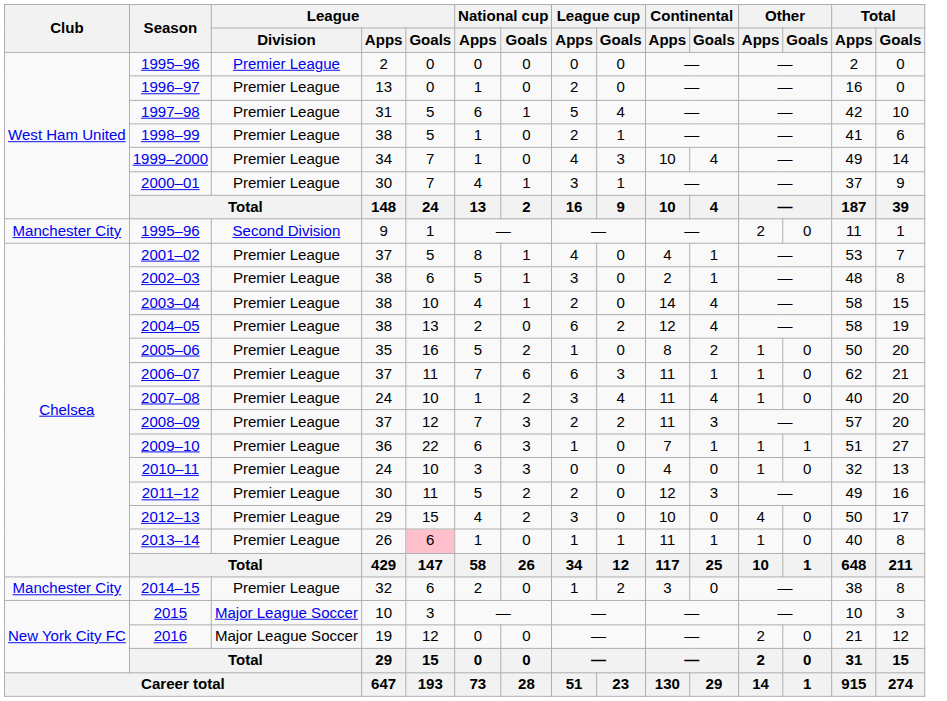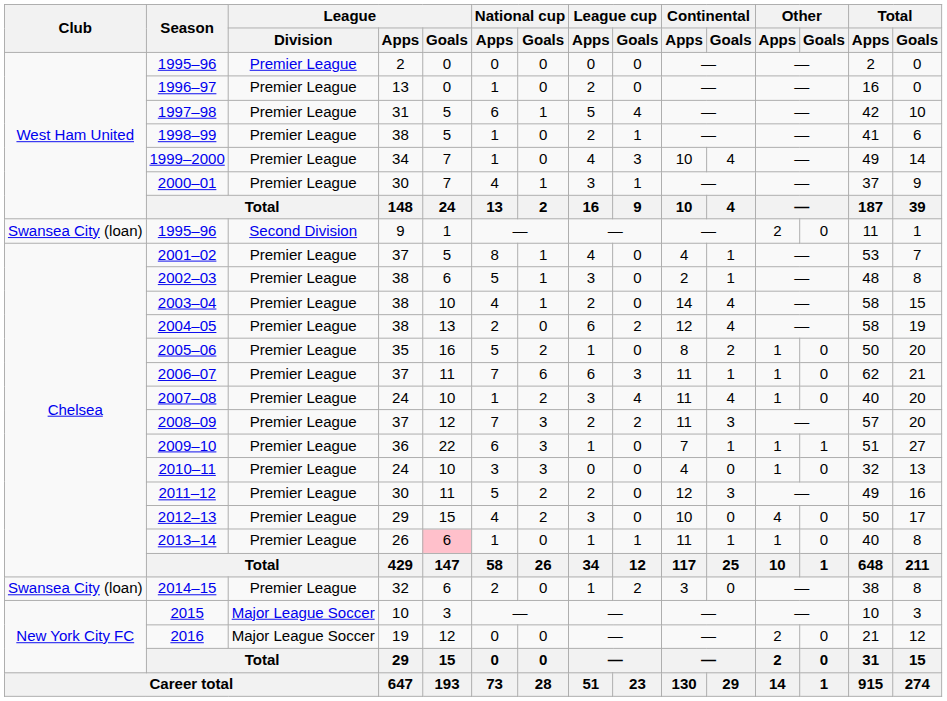(67, 231) Manchester City -> (75, 231) Swansea City (loan)
(67, 588) Manchester City -> (75, 588) Swansea City (loan)
